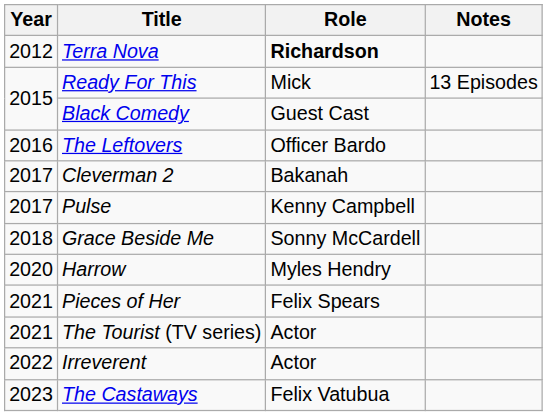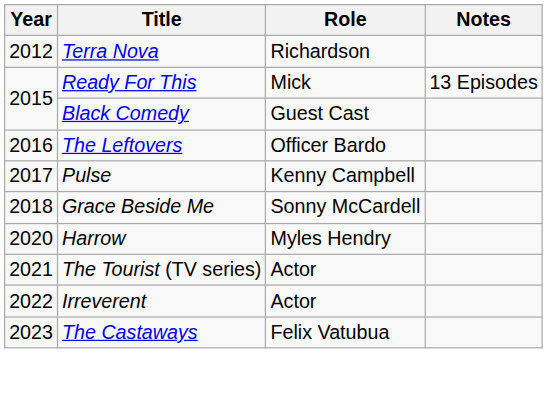(325, 51) bold -> (320, 51) normal
- row: (118, 176)
- row: (121, 301)
